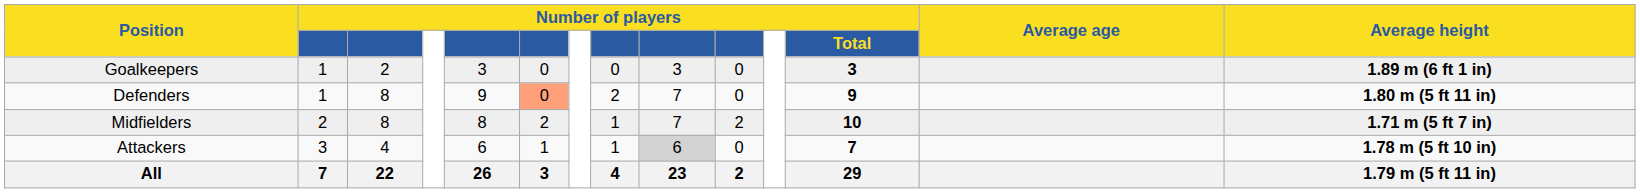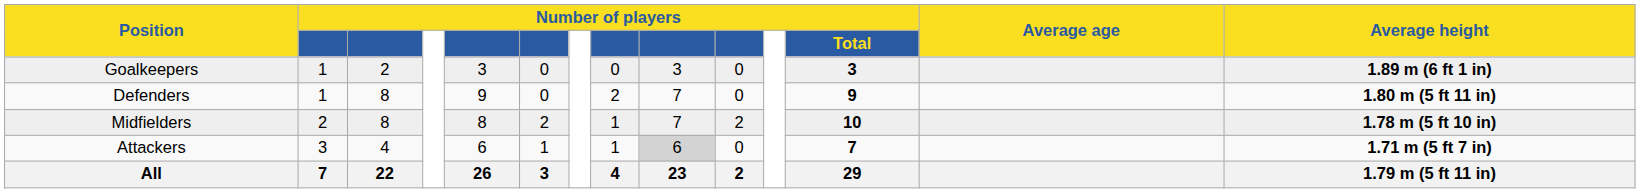(544, 95) lightsalmon background -> (544, 95) no background
(1429, 122) 1.71 m (5 ft 7 in) -> (1429, 122) 1.78 m (5 ft 10 in)
(1429, 148) 1.78 m (5 ft 10 in) -> (1429, 148) 1.71 m (5 ft 7 in)
